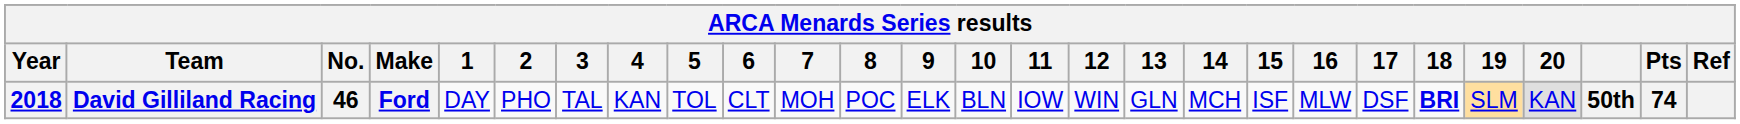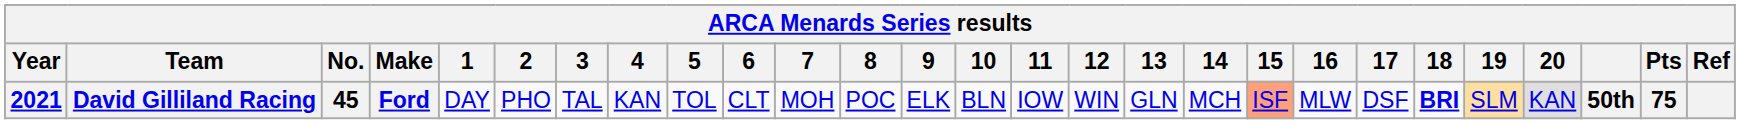(36, 100) 2018 -> (36, 100) 2021
(346, 100) 46 -> (346, 100) 45
(1270, 100) no background -> (1270, 100) lightsalmon background
(1664, 100) 74 -> (1664, 100) 75
